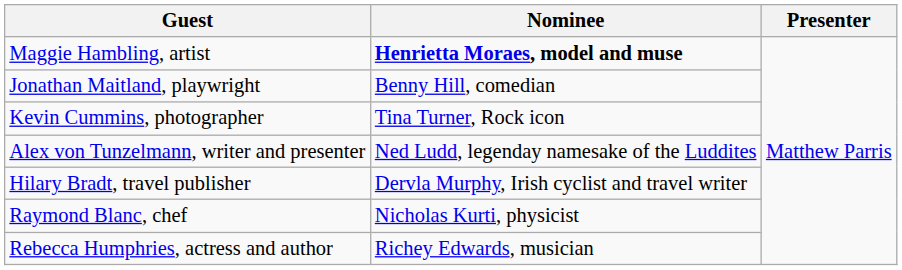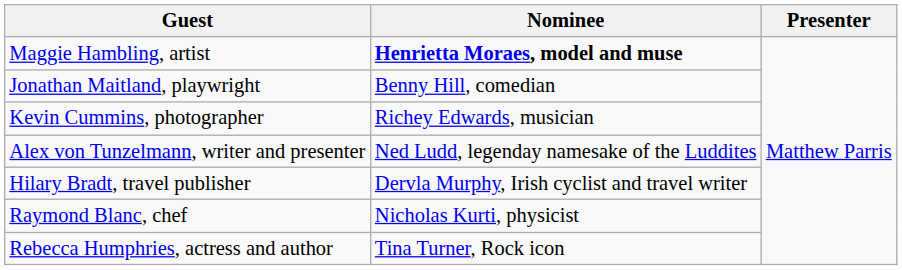(470, 118) Tina Turner, Rock icon -> (484, 118) Richey Edwards, musician
(484, 248) Richey Edwards, musician -> (470, 248) Tina Turner, Rock icon
